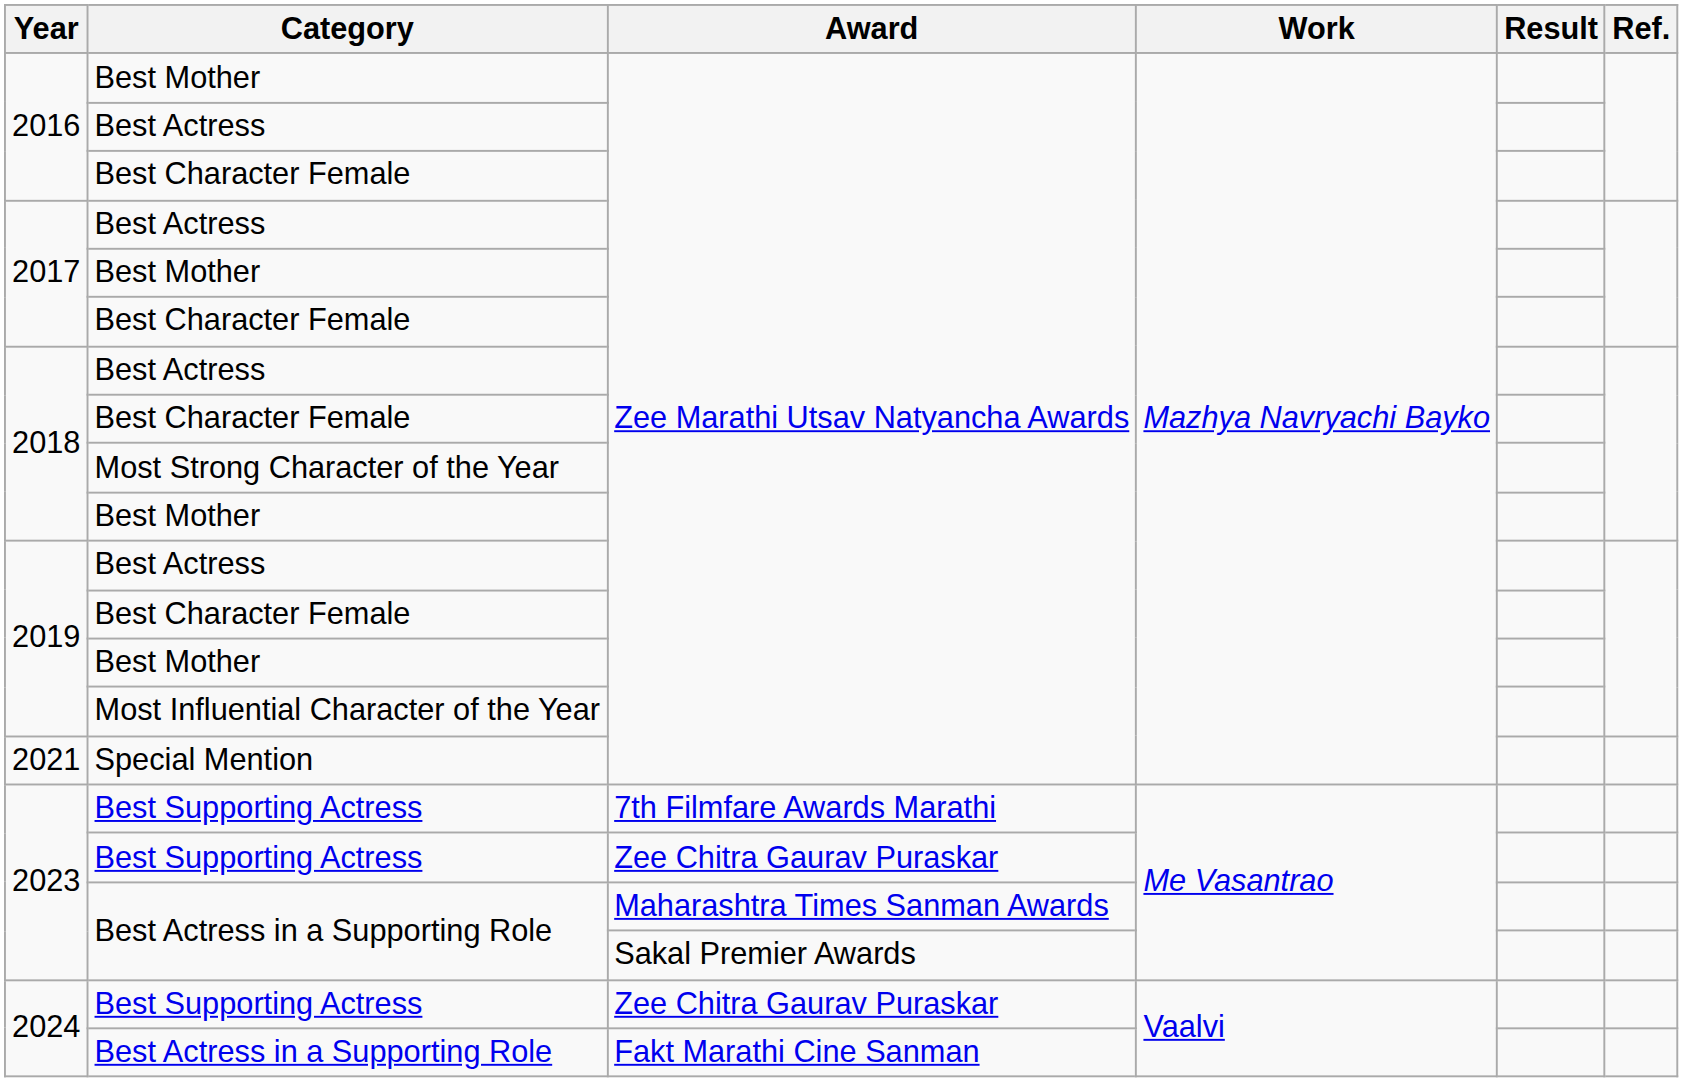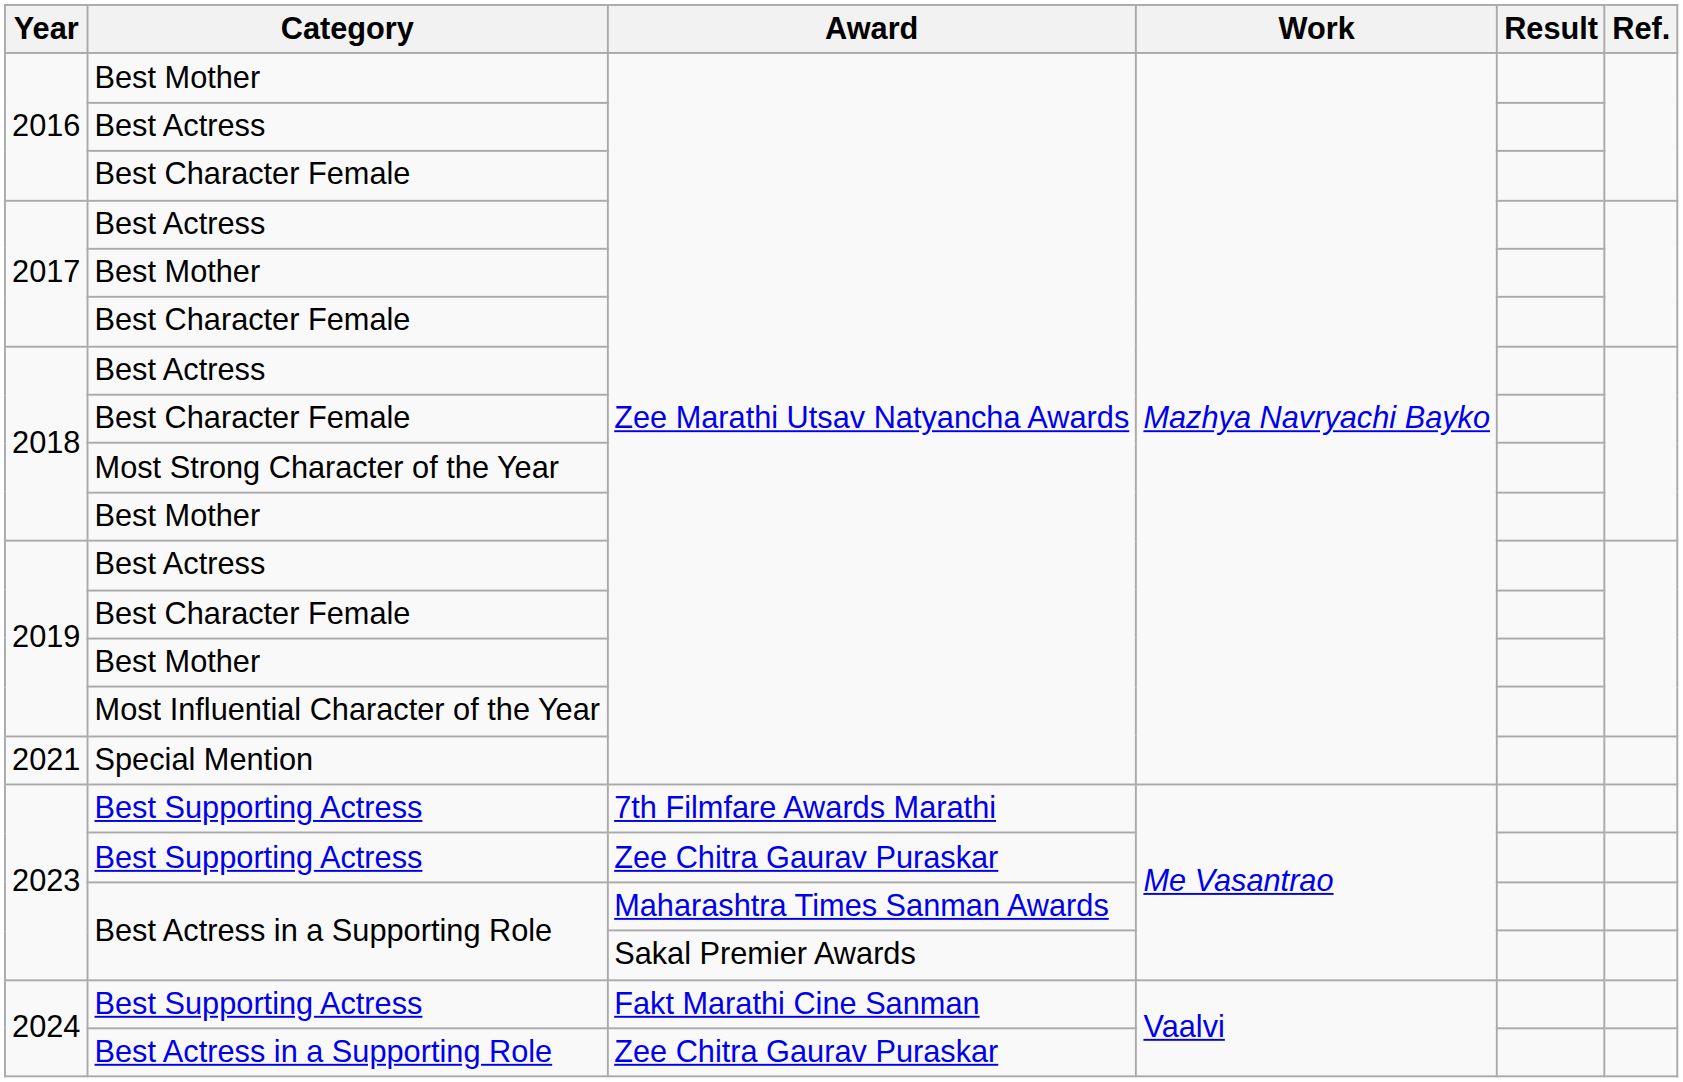(806, 1003) Zee Chitra Gaurav Puraskar -> (797, 1003) Fakt Marathi Cine Sanman
(797, 1051) Fakt Marathi Cine Sanman -> (806, 1051) Zee Chitra Gaurav Puraskar
